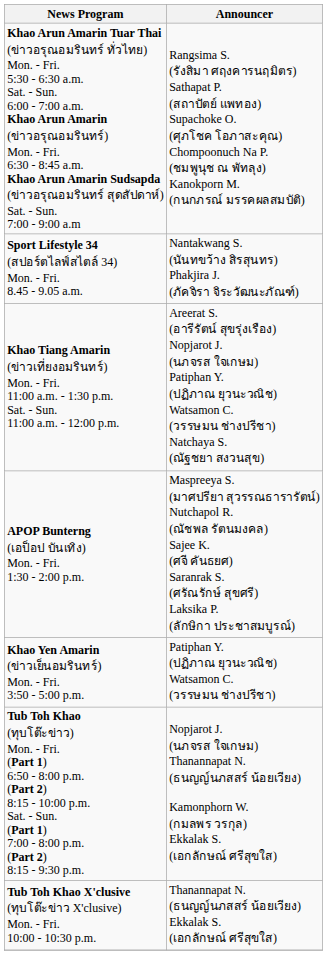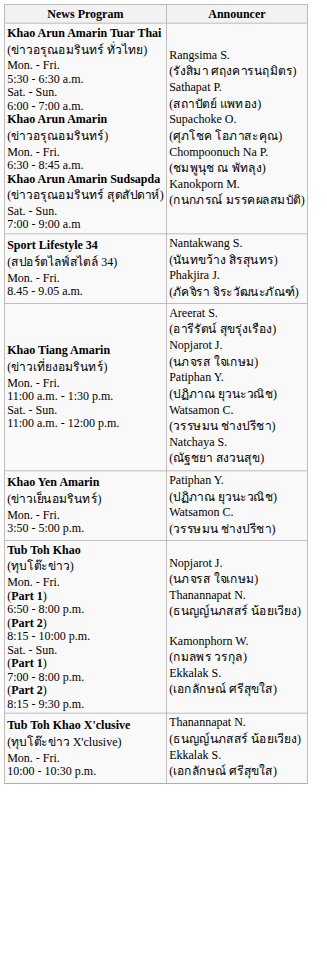- row: (49, 554)
